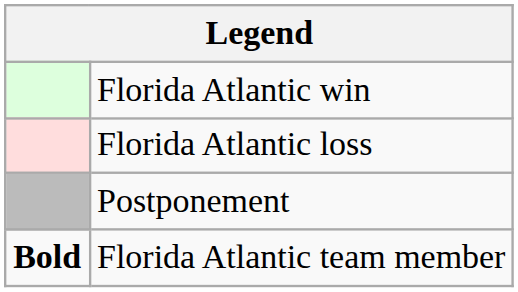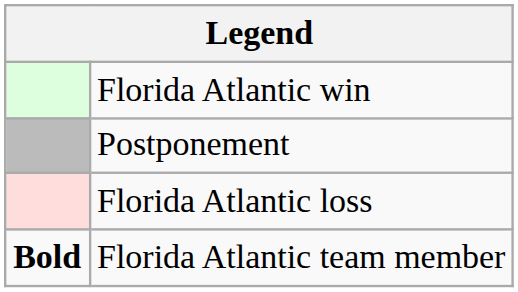rows swapped: (235, 145) <-> (193, 201)
